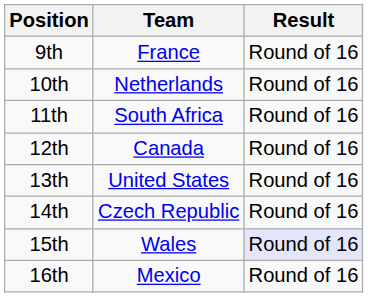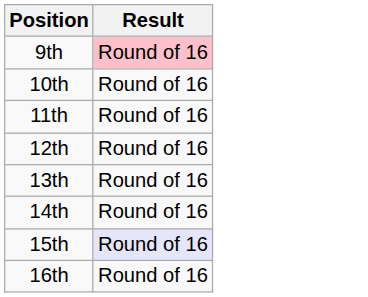- column: (169, 20)
(304, 52) no background -> (153, 52) pink background
